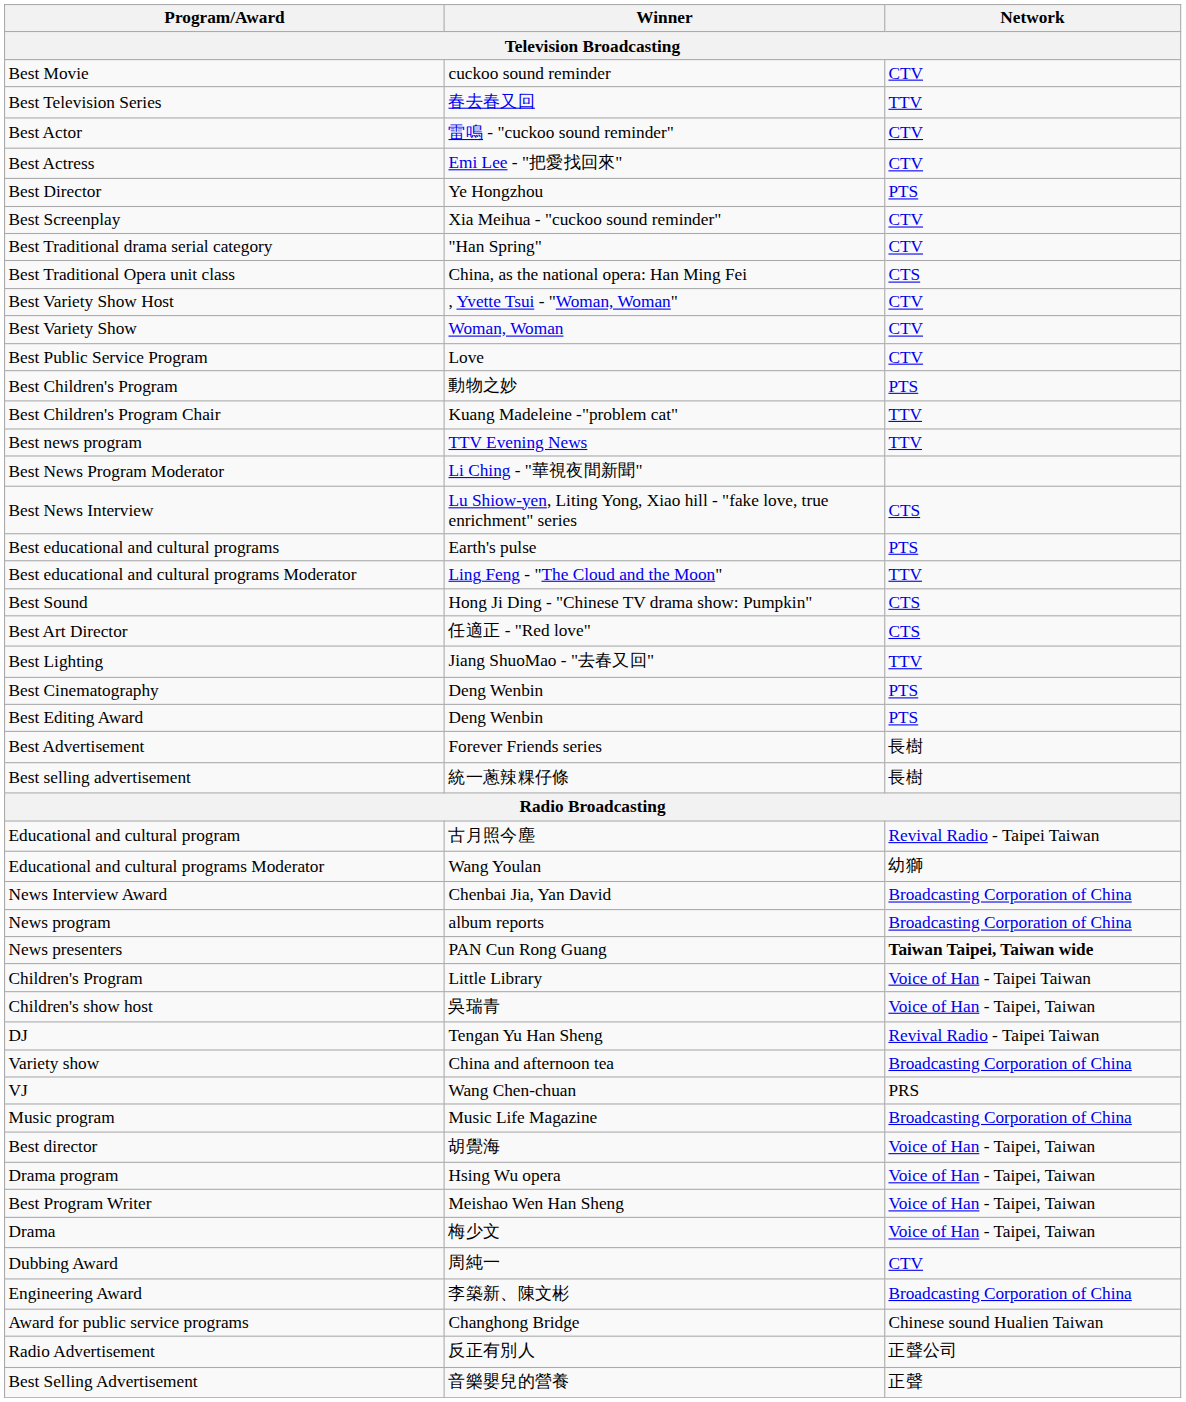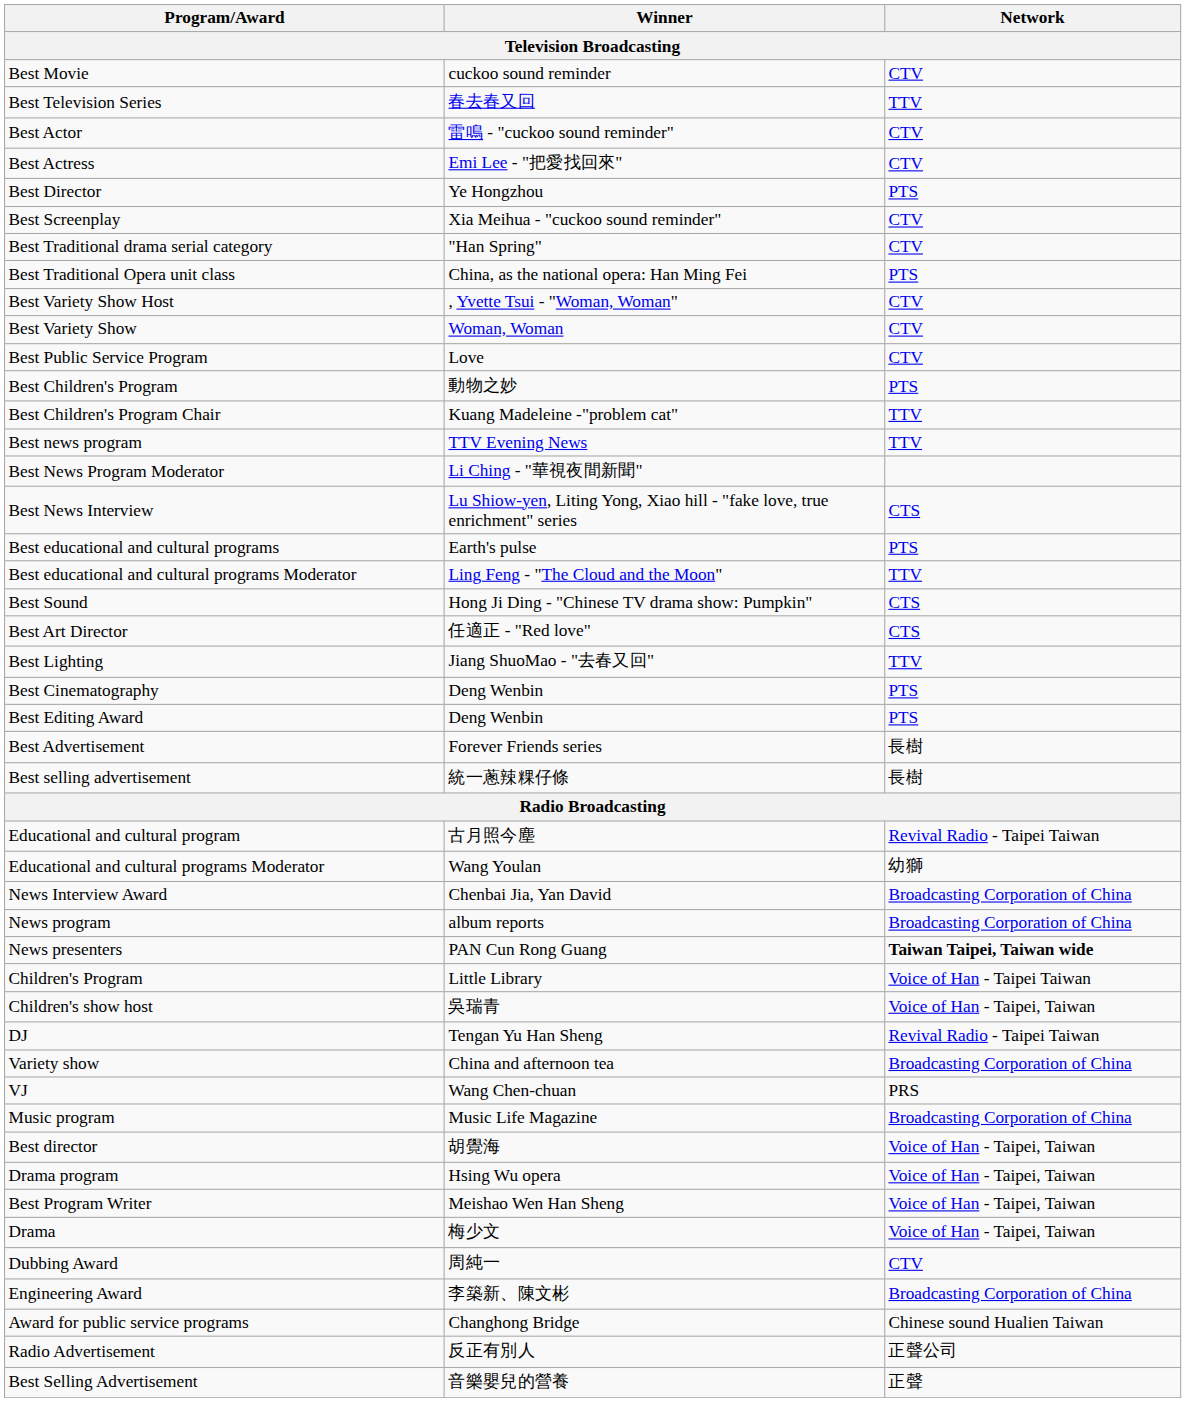(904, 274) CTS -> (903, 274) PTS
